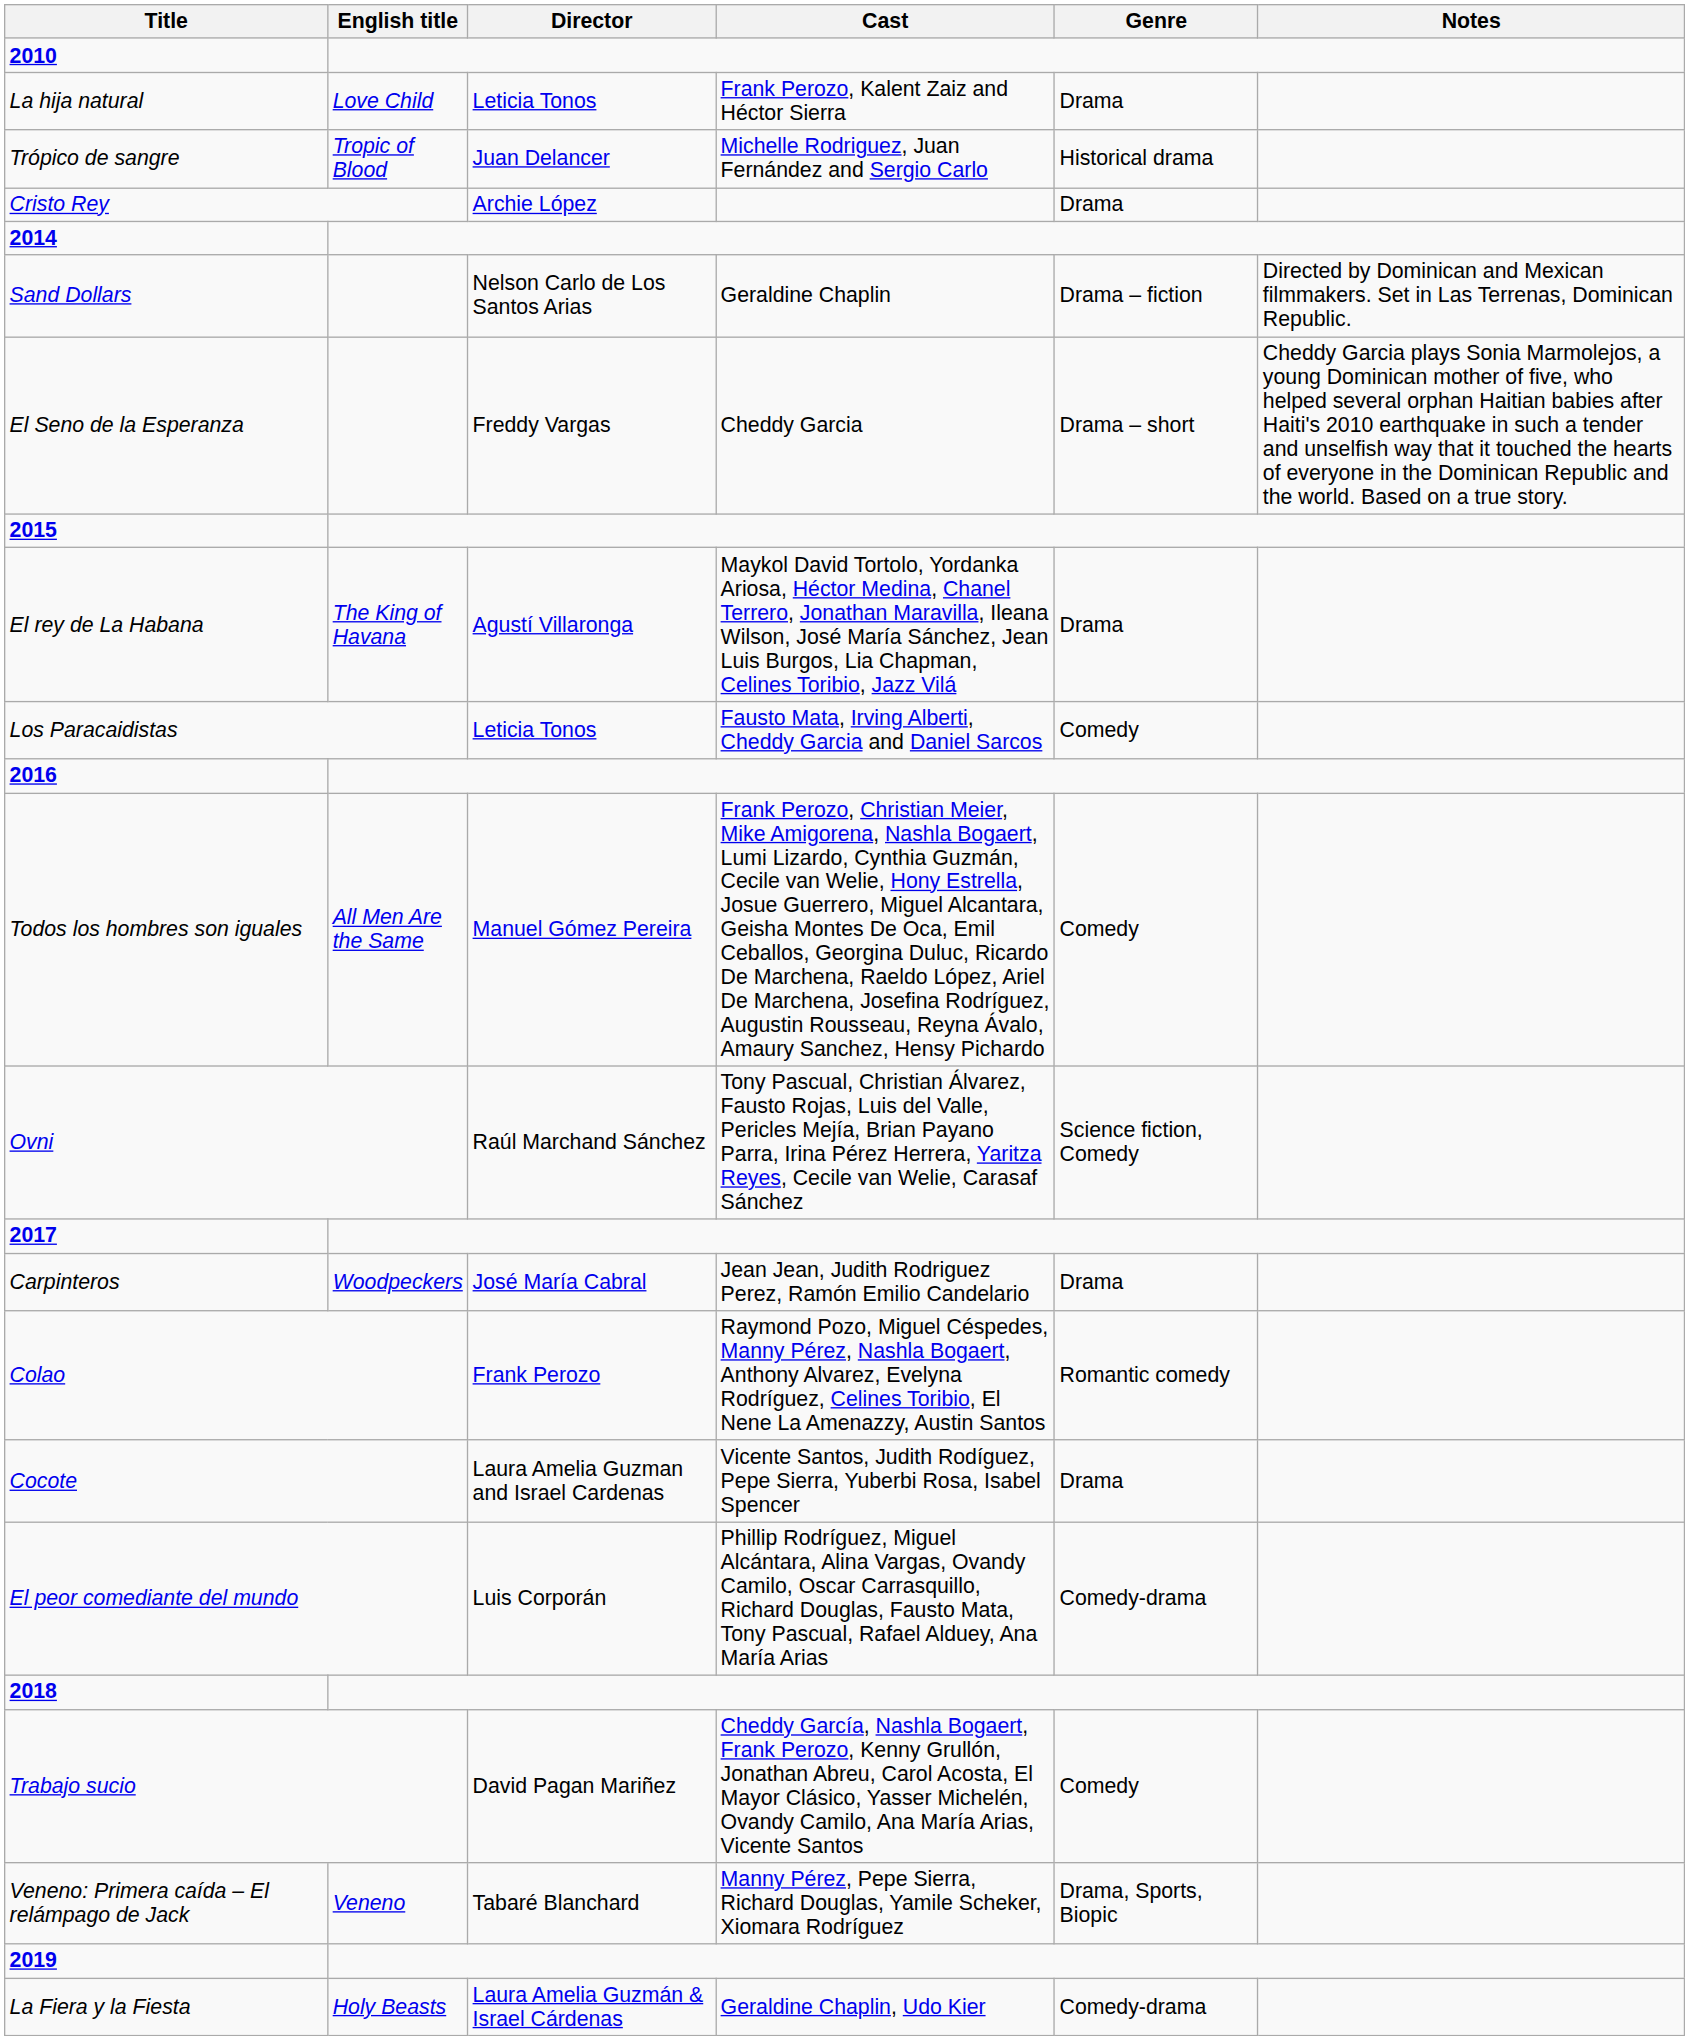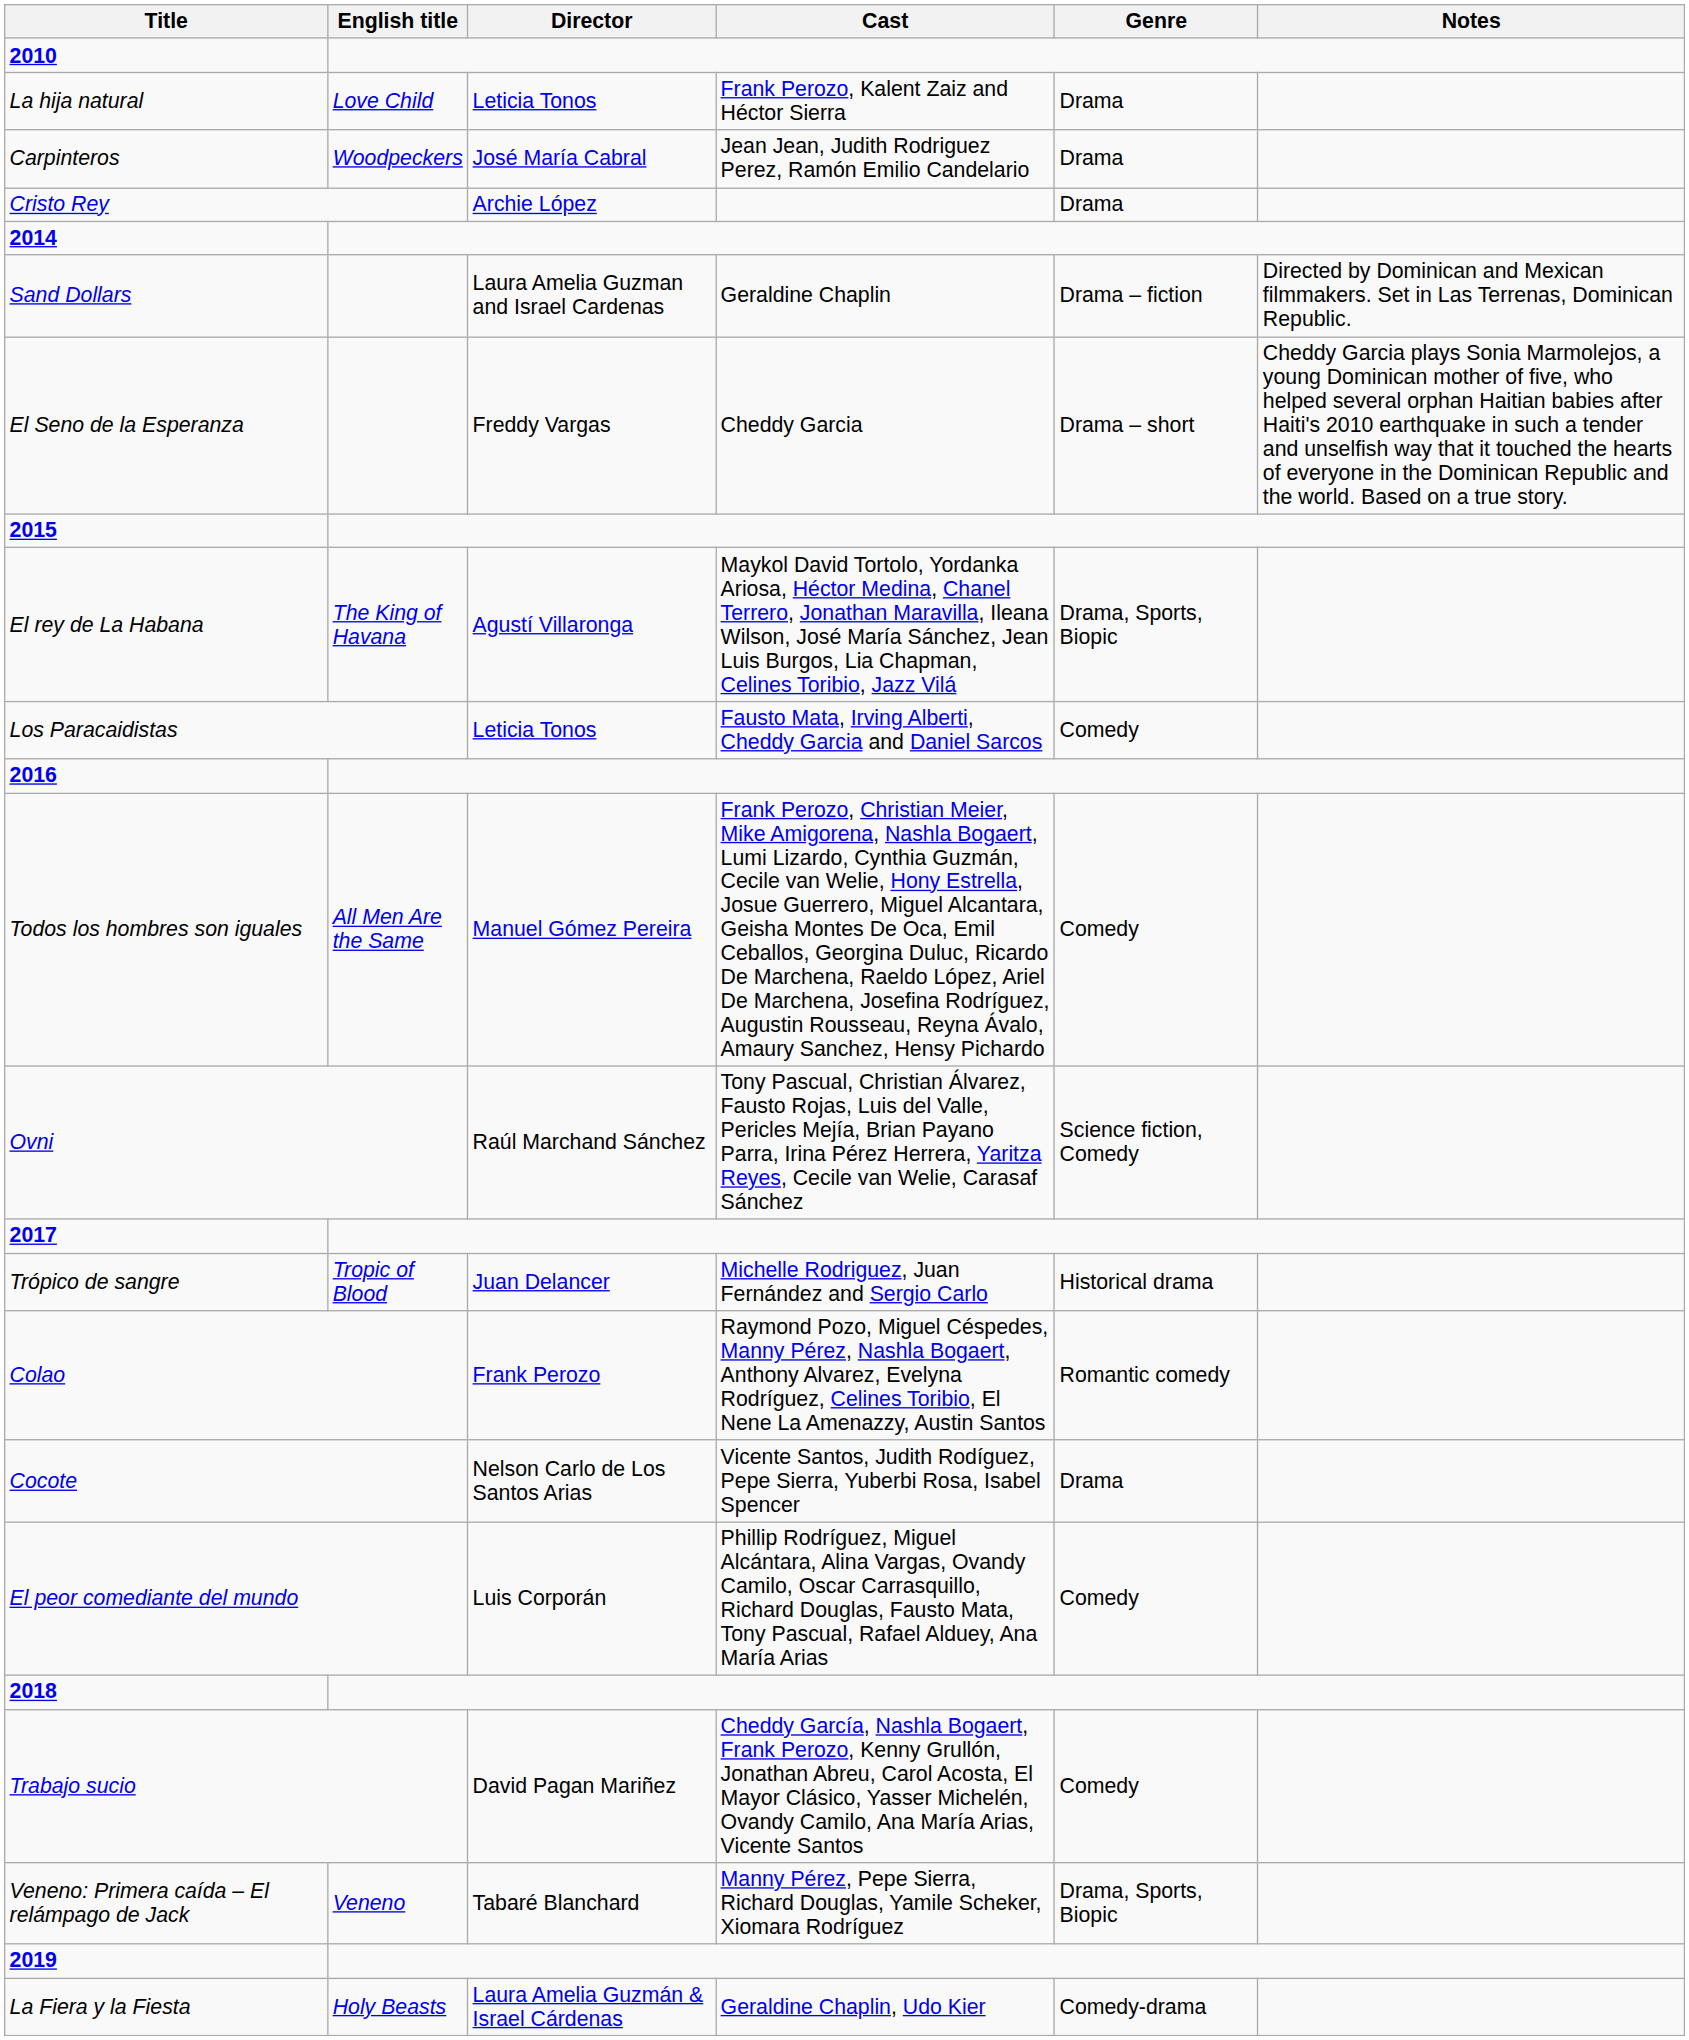rows swapped: (95, 158) <-> (65, 1281)
(569, 295) Nelson Carlo de Los Santos Arias -> (578, 295) Laura Amelia Guzman and Israel Cardenas
(1092, 624) Drama -> (1131, 624) Drama, Sports, Biopic
(578, 1480) Laura Amelia Guzman and Israel Cardenas -> (569, 1480) Nelson Carlo de Los Santos Arias
(1133, 1598) Comedy-drama -> (1099, 1598) Comedy
